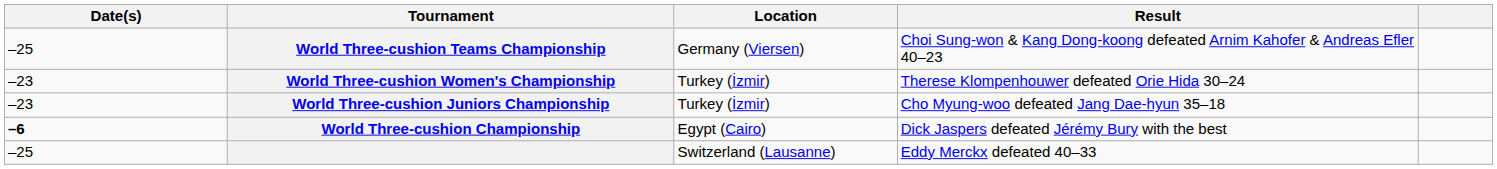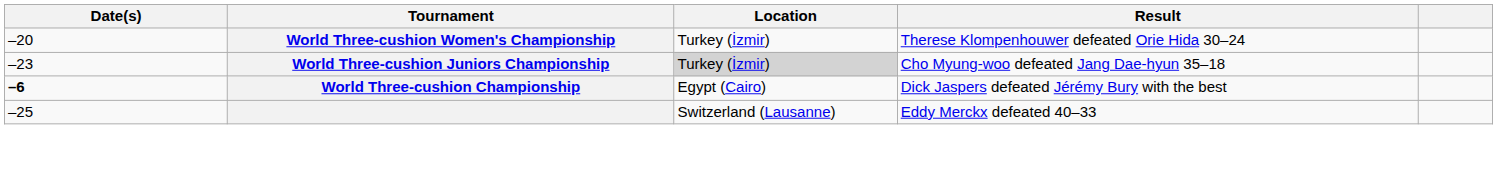- row: (451, 48)
(20, 81) –23 -> (20, 40) –20
(724, 104) no background -> (724, 64) lightgrey background
